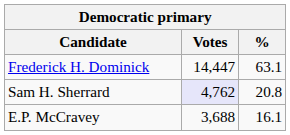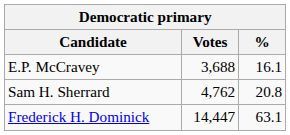rows swapped: (79, 67) <-> (54, 117)
(218, 92) lavender background -> (218, 92) no background
